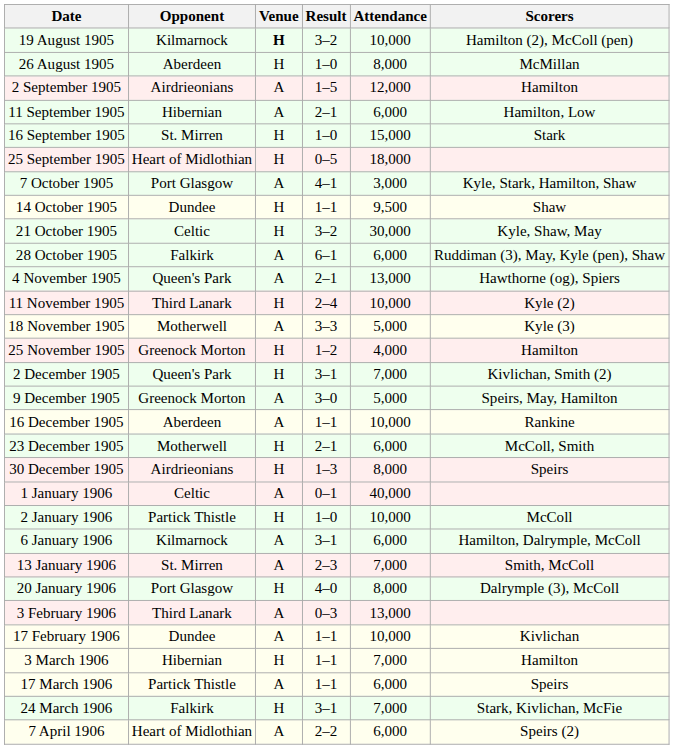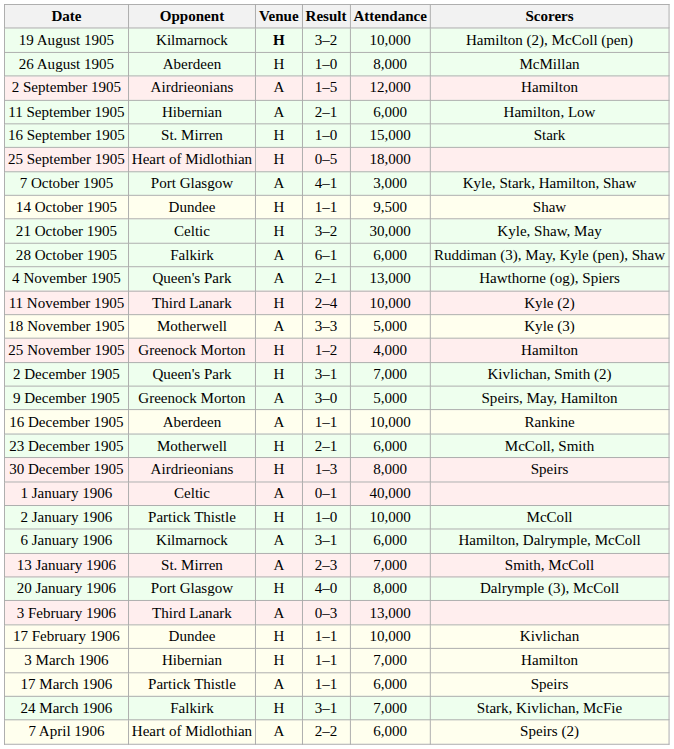(279, 636) A -> (279, 636) H
